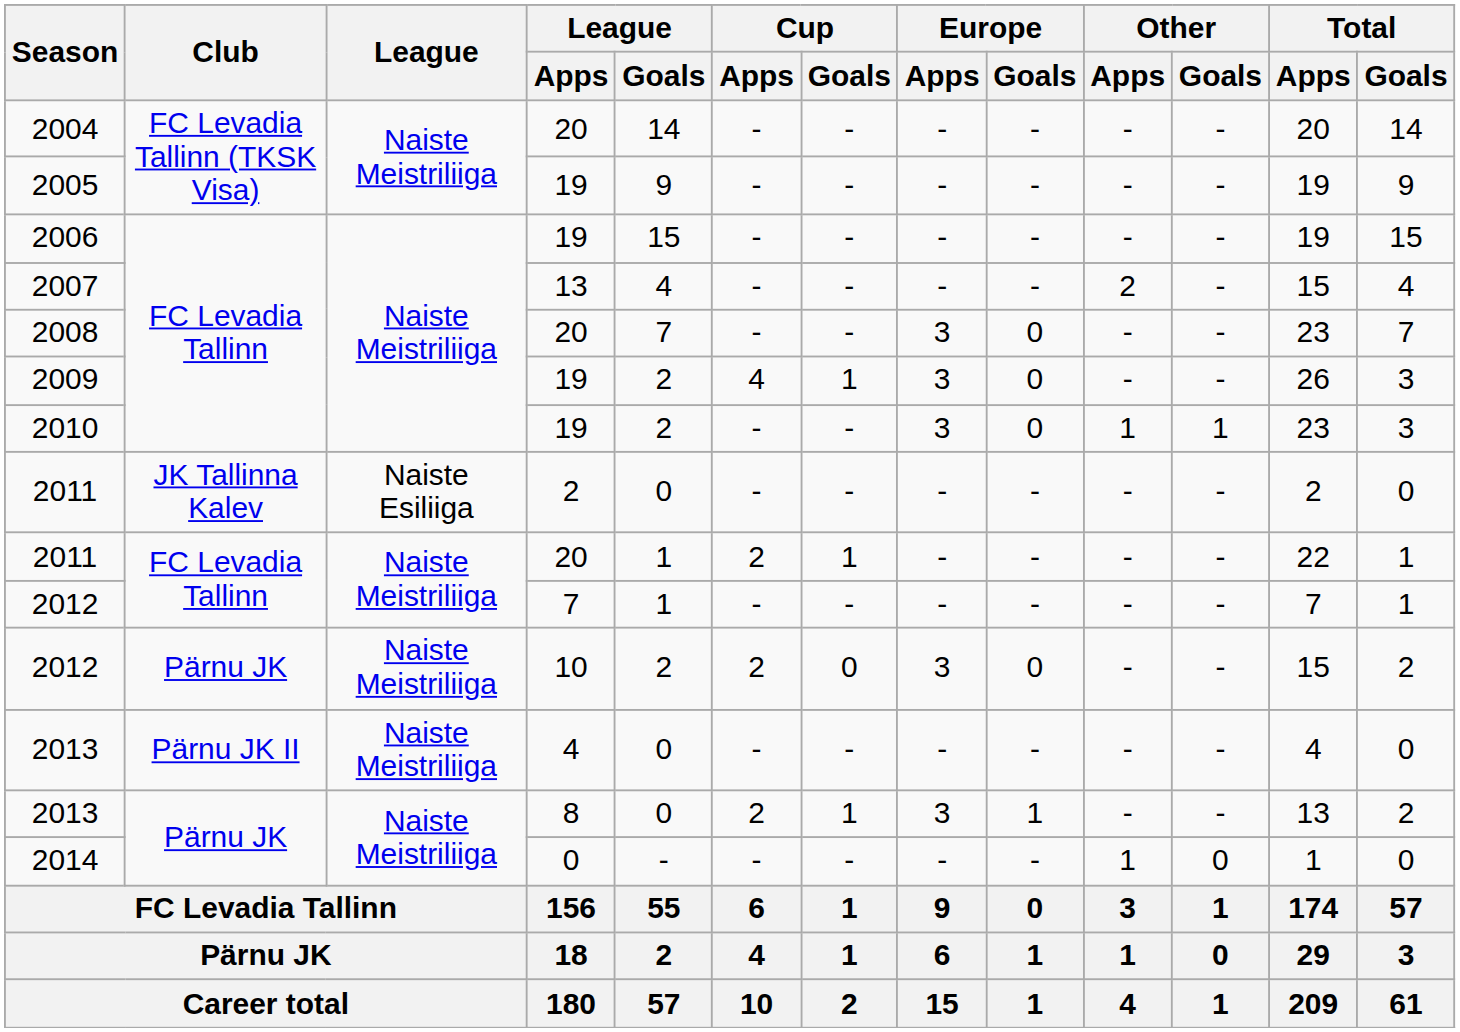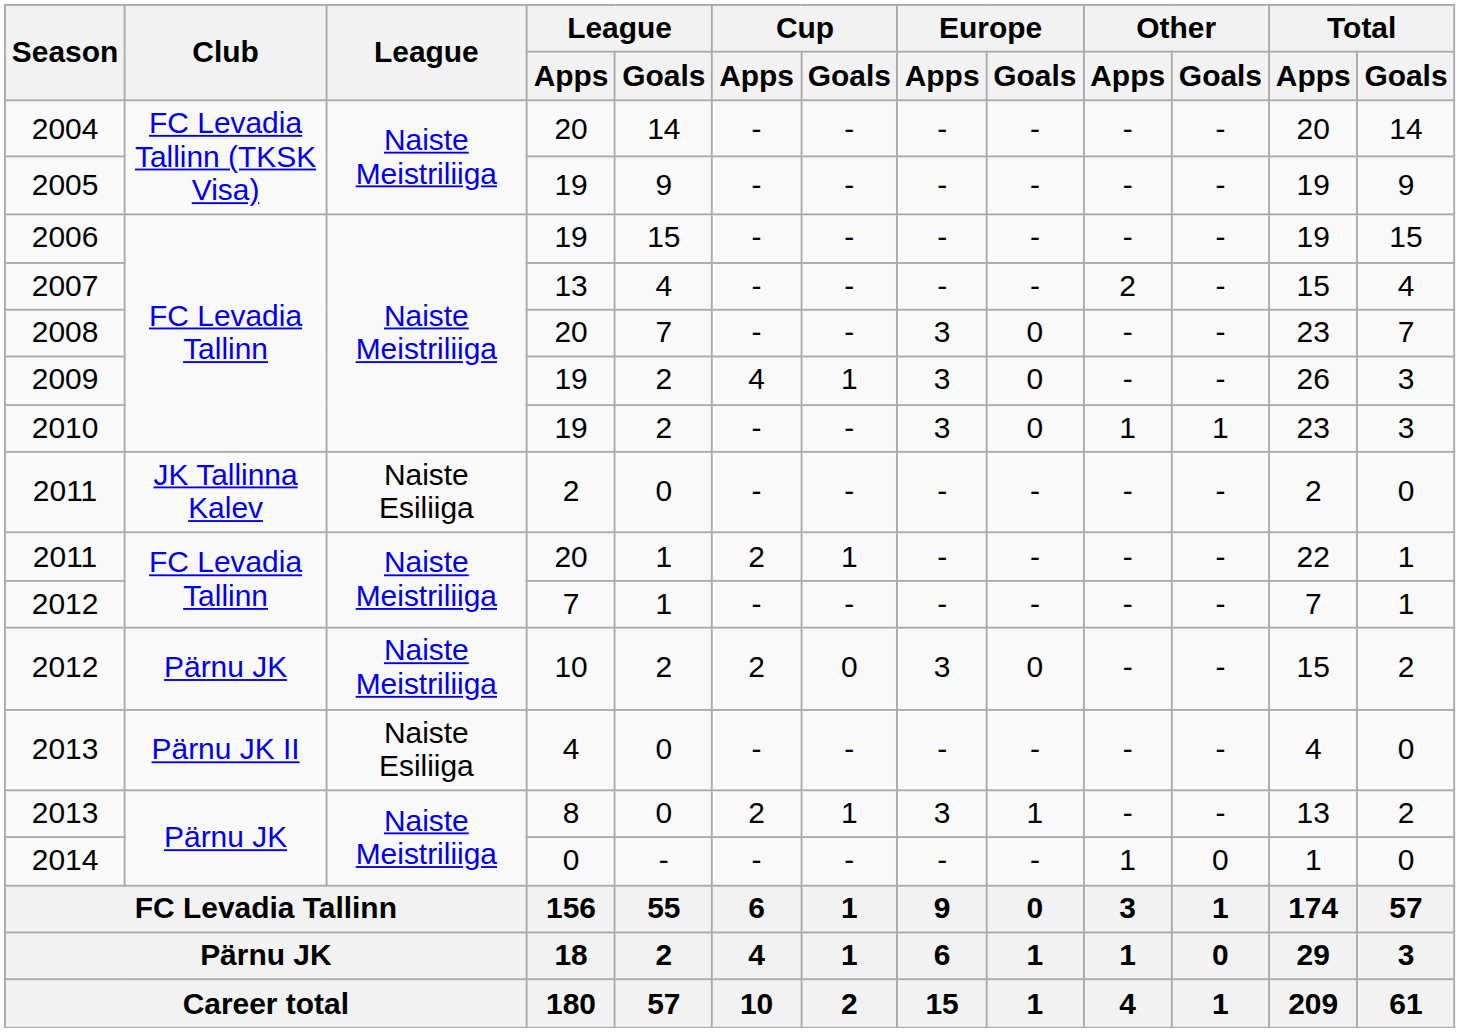(426, 749) Naiste Meistriliiga -> (426, 749) Naiste Esiliiga
